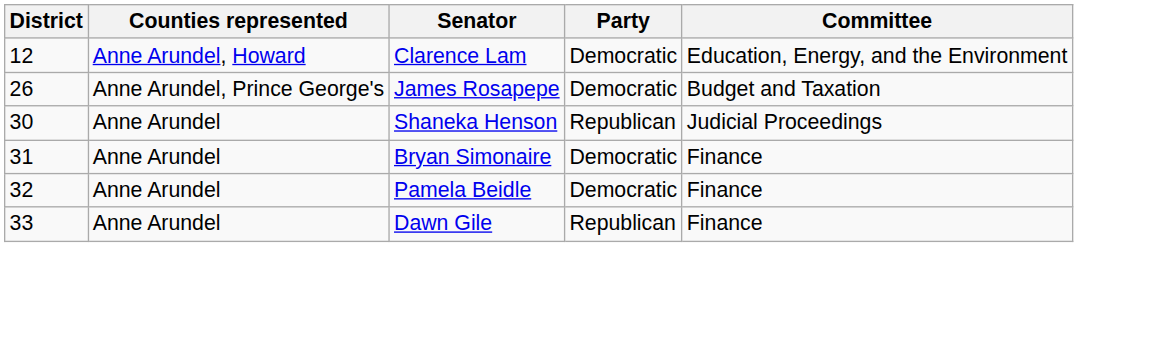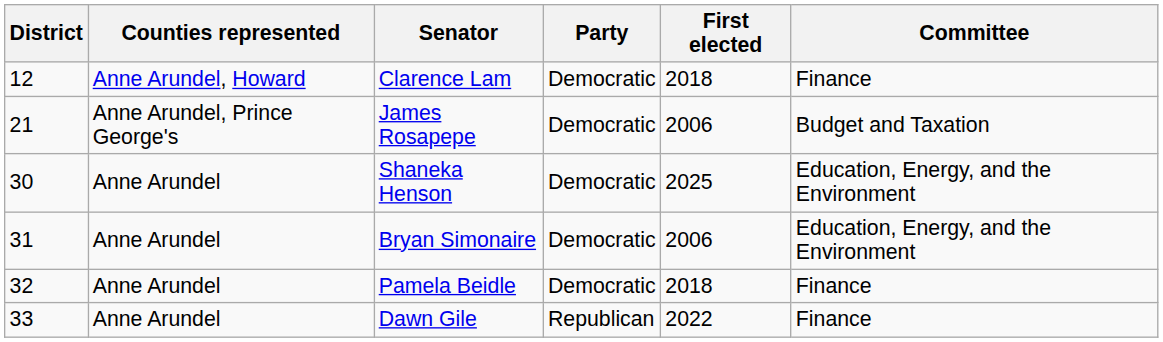+ column: (726, 33)
(877, 55) Education, Energy, and the Environment -> (834, 79) Finance
(21, 88) 26 -> (21, 124) 21
(623, 122) Republican -> (602, 182) Democratic
(784, 122) Judicial Proceedings -> (923, 182) Education, Energy, and the Environment
(725, 156) Finance -> (923, 240) Education, Energy, and the Environment
